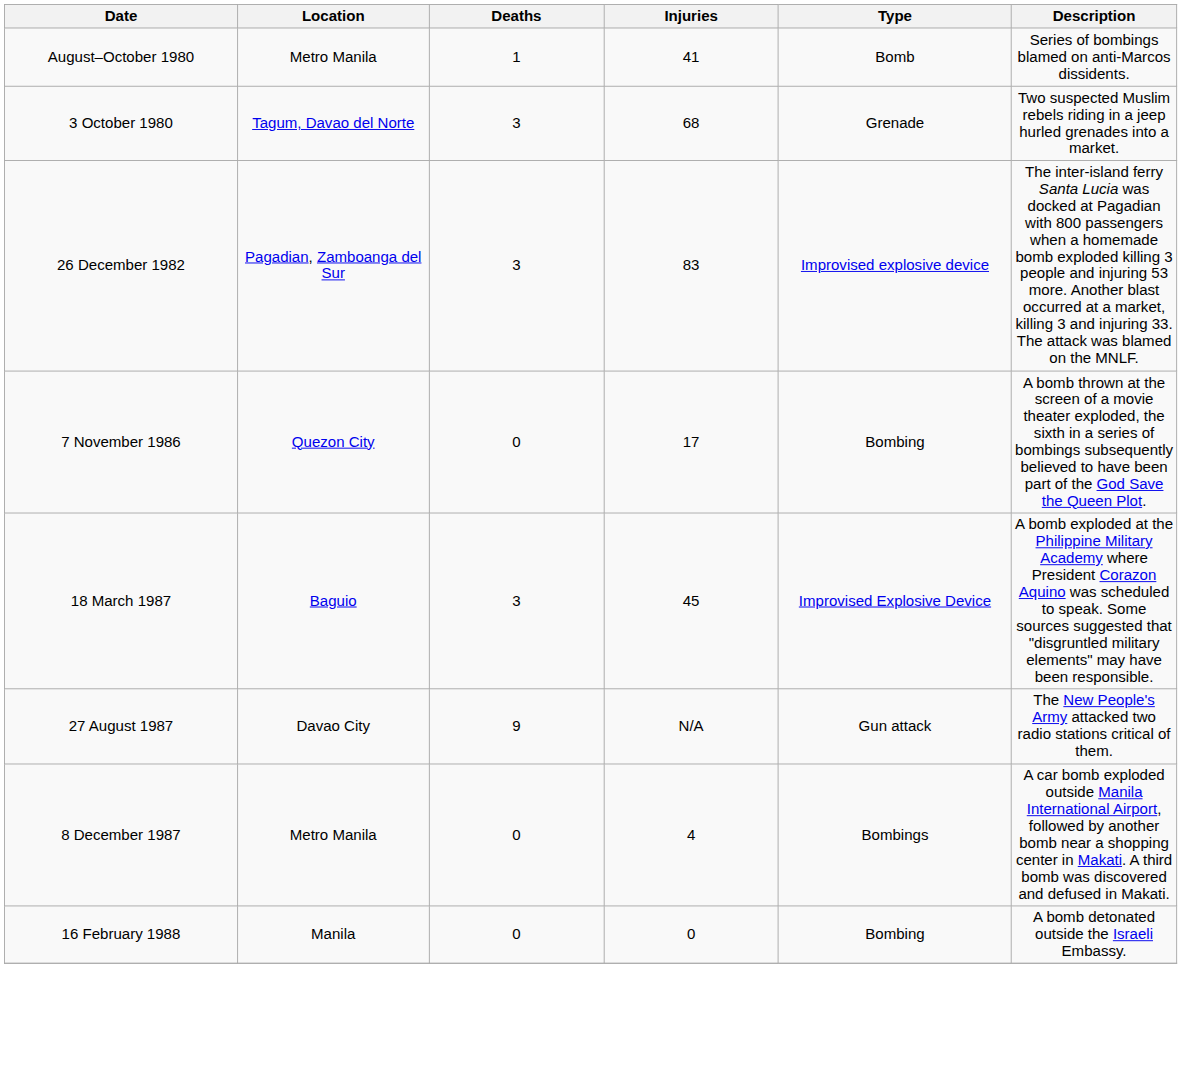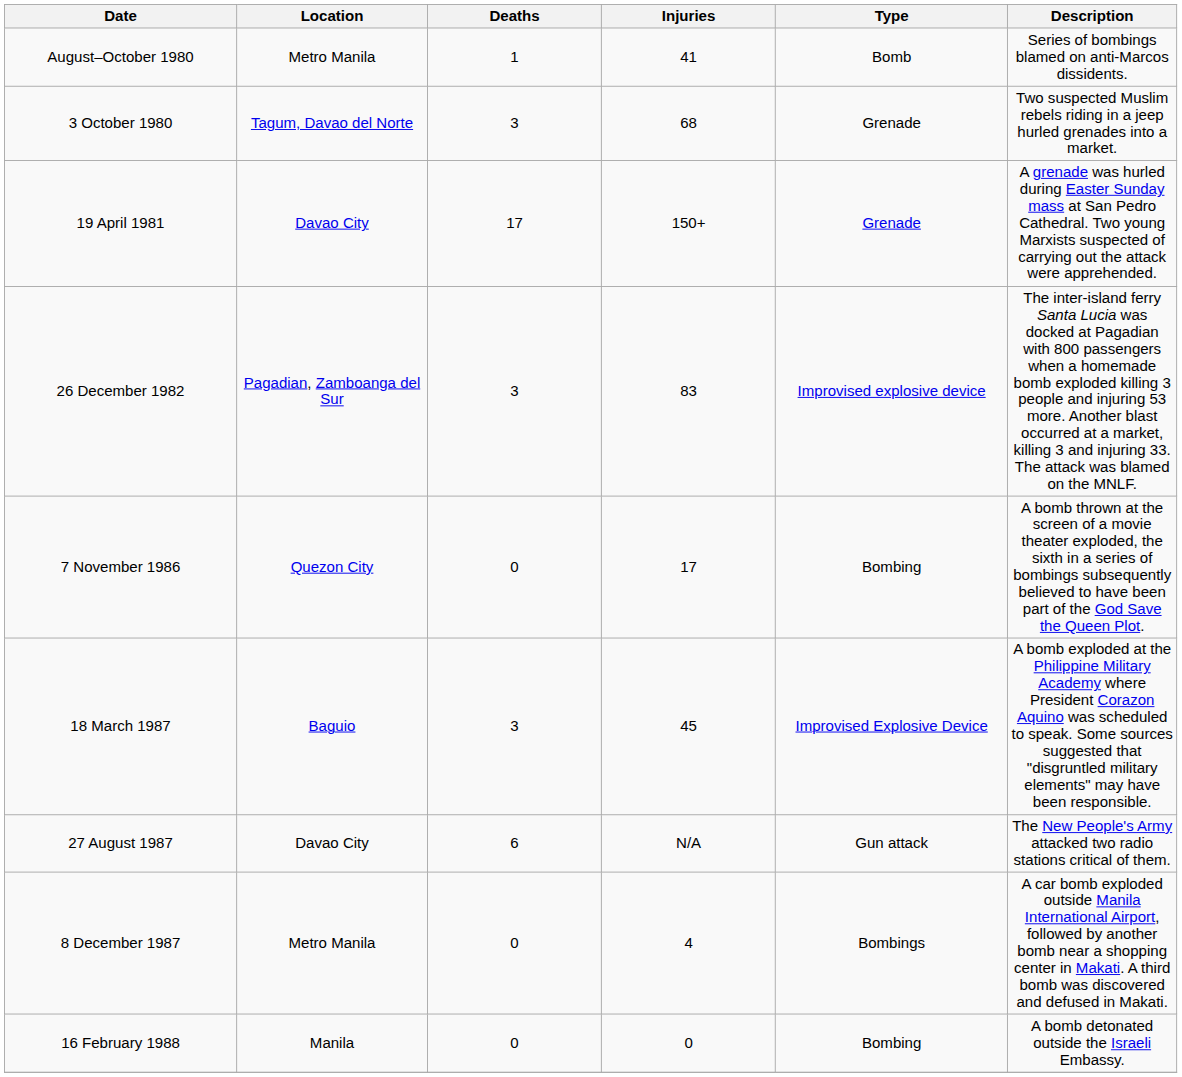+ row: (121, 223)
(516, 726) 9 -> (515, 843) 6
